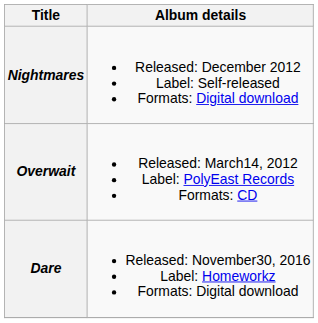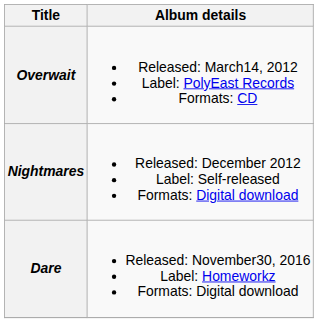rows swapped: (46, 171) <-> (46, 75)
